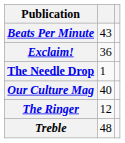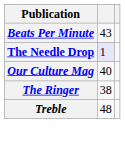- row: (51, 52)
(103, 71) no background -> (103, 52) lavender background
(106, 109) 12 -> (106, 90) 38
